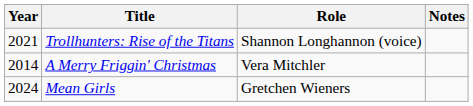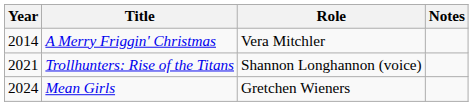rows swapped: (131, 64) <-> (140, 40)
